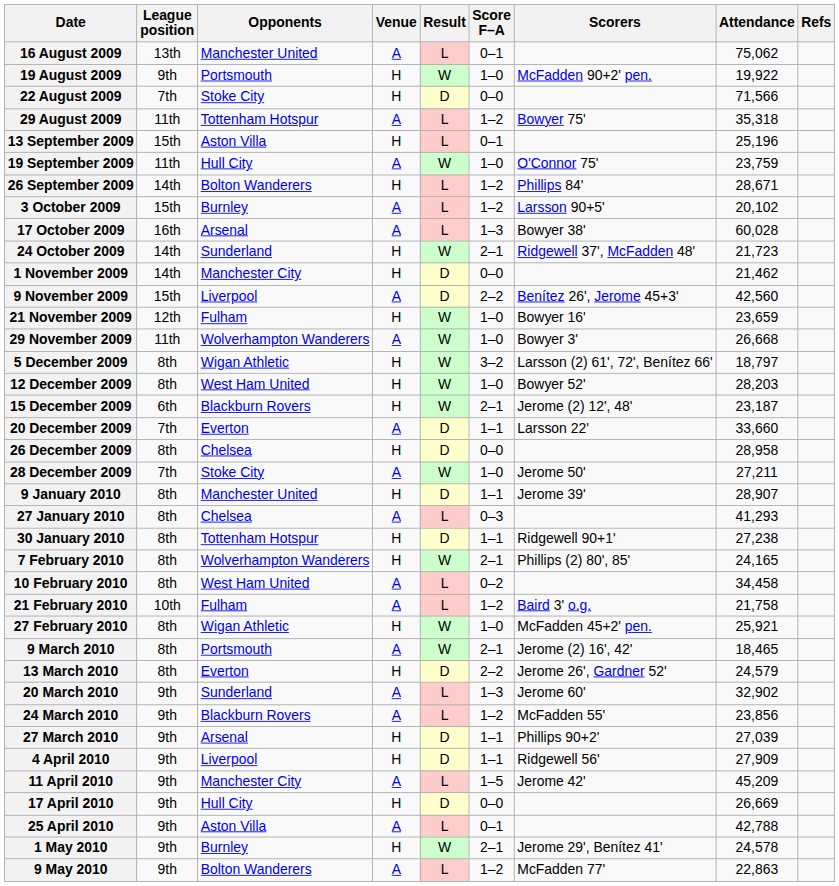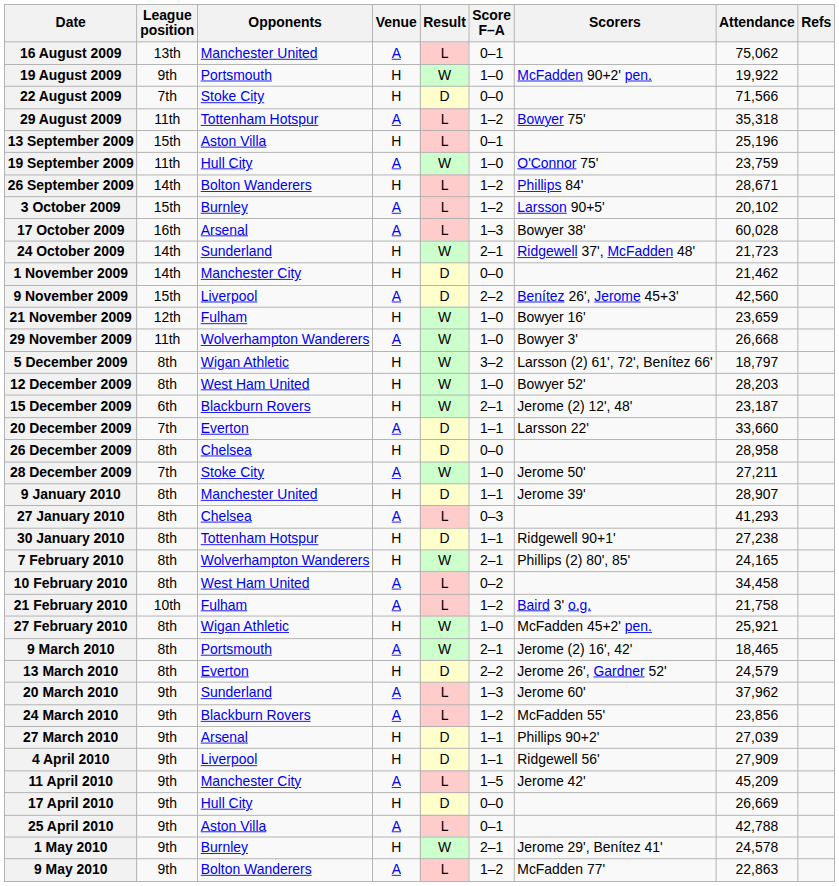(757, 693) 32,902 -> (757, 693) 37,962
